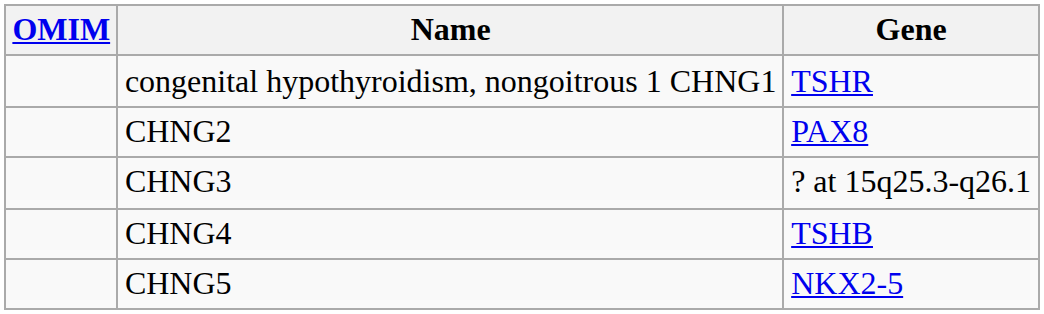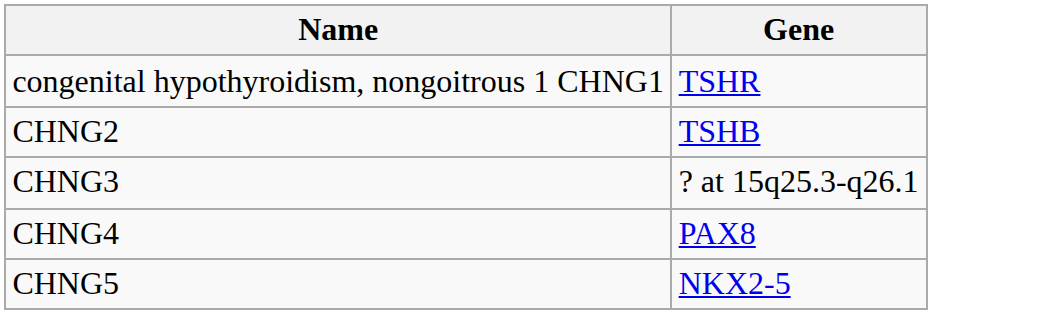- column: (61, 29)
(830, 131) PAX8 -> (720, 131) TSHB
(832, 232) TSHB -> (717, 232) PAX8
